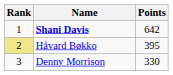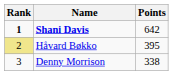(19, 29) normal -> (19, 29) bold
(152, 62) 330 -> (152, 62) 338
